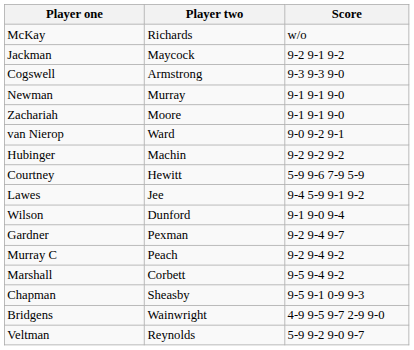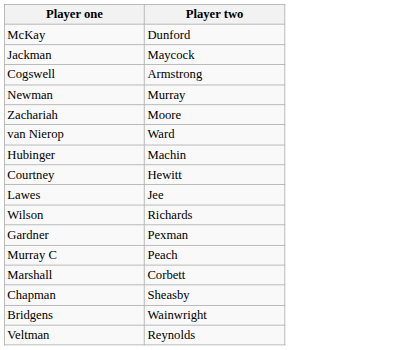- column: (347, 14)
(170, 34) Richards -> (169, 34) Dunford
(169, 214) Dunford -> (170, 214) Richards
